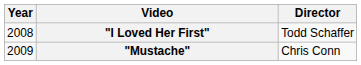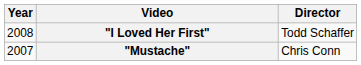(20, 51) 2009 -> (20, 51) 2007
